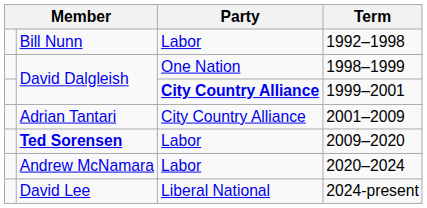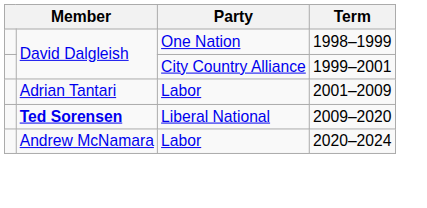- row: (366, 41)
(240, 91) bold -> (233, 66) normal
(233, 116) City Country Alliance -> (181, 91) Labor
(181, 141) Labor -> (216, 116) Liberal National
- row: (373, 191)
